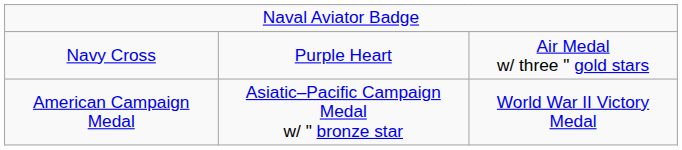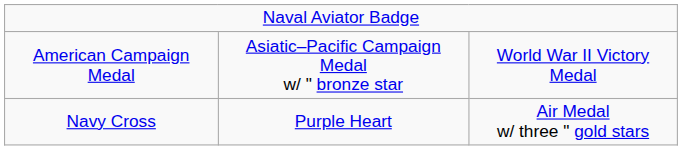rows swapped: (111, 55) <-> (111, 111)
